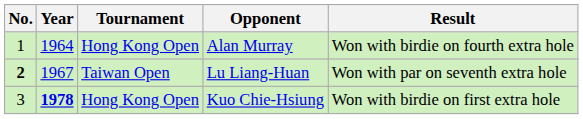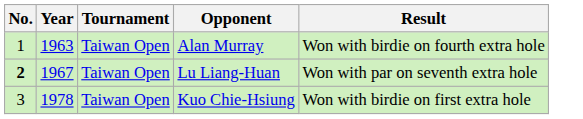(57, 45) 1964 -> (57, 45) 1963
(140, 45) Hong Kong Open -> (126, 45) Taiwan Open
(57, 100) bold -> (57, 100) normal
(140, 100) Hong Kong Open -> (126, 100) Taiwan Open
